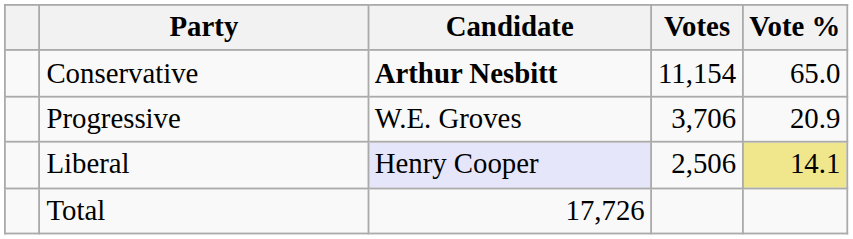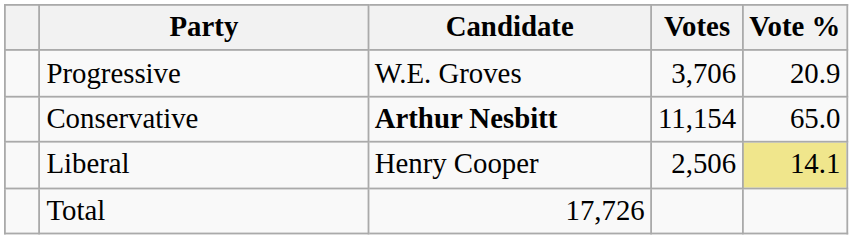rows swapped: (122, 73) <-> (114, 118)
(457, 164) lavender background -> (457, 164) no background
